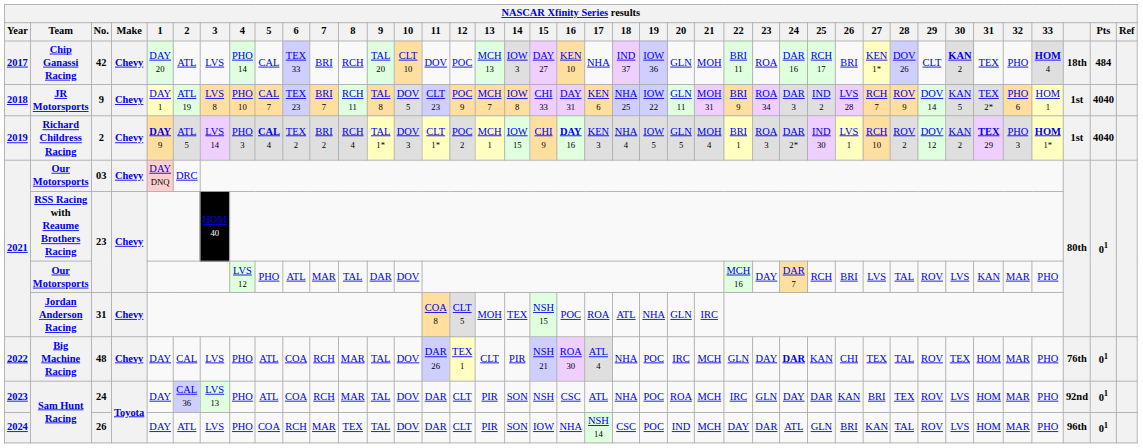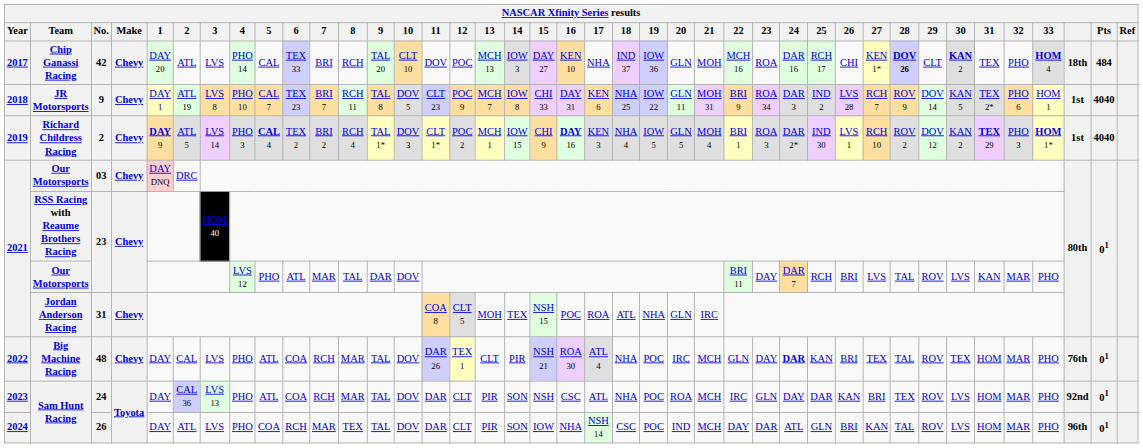(738, 62) BRI 11 -> (738, 62) MCH 16
(849, 62) BRI -> (849, 62) CHI
(904, 62) normal -> (905, 62) bold
(738, 276) MCH 16 -> (738, 276) BRI 11
(849, 358) CHI -> (849, 358) BRI
